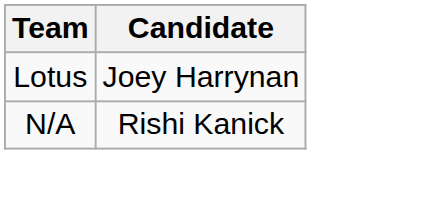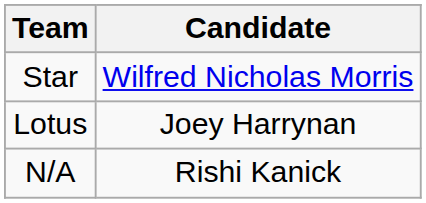+ row: (50, 76)
